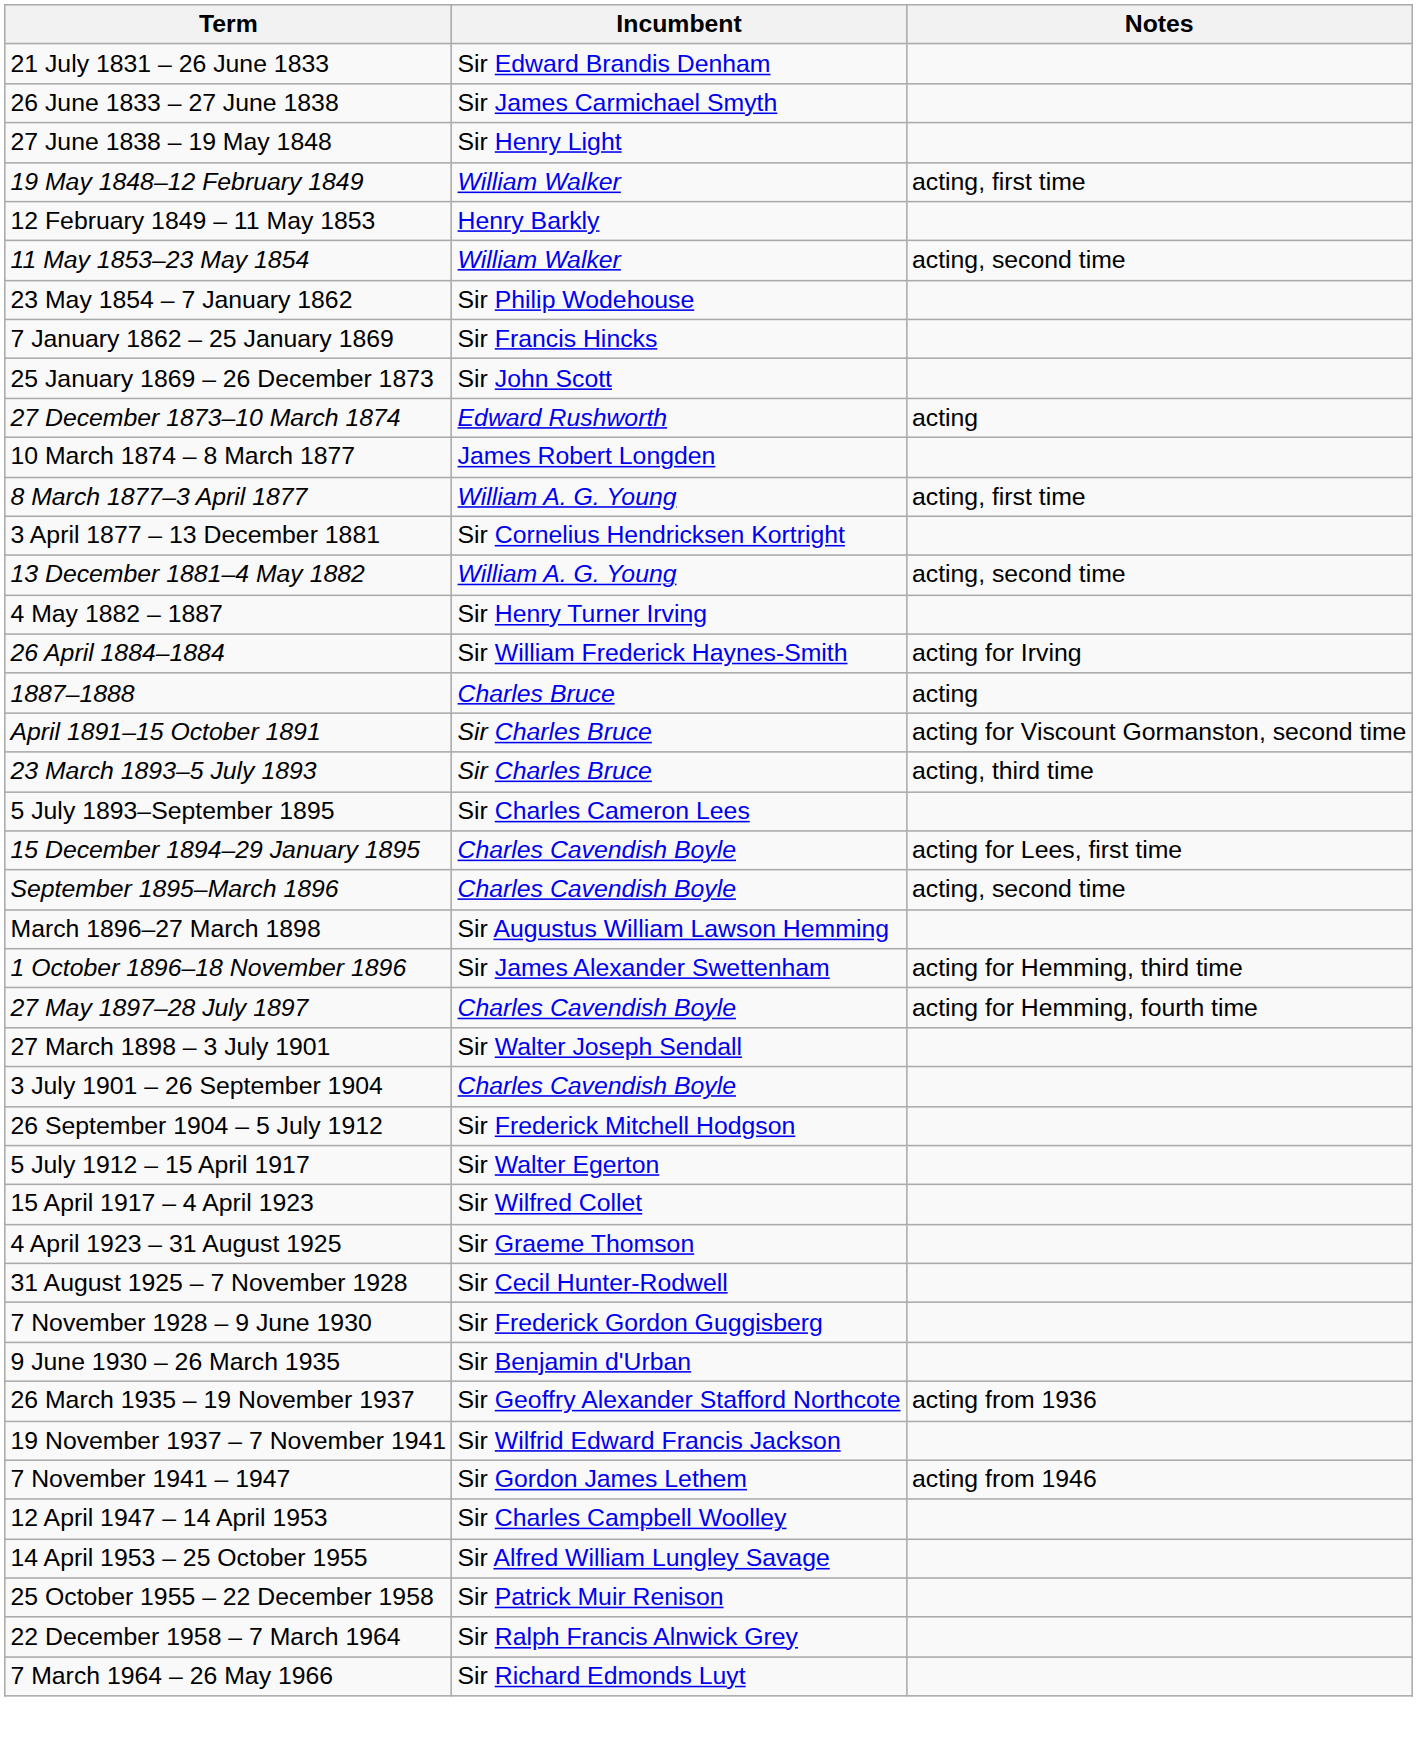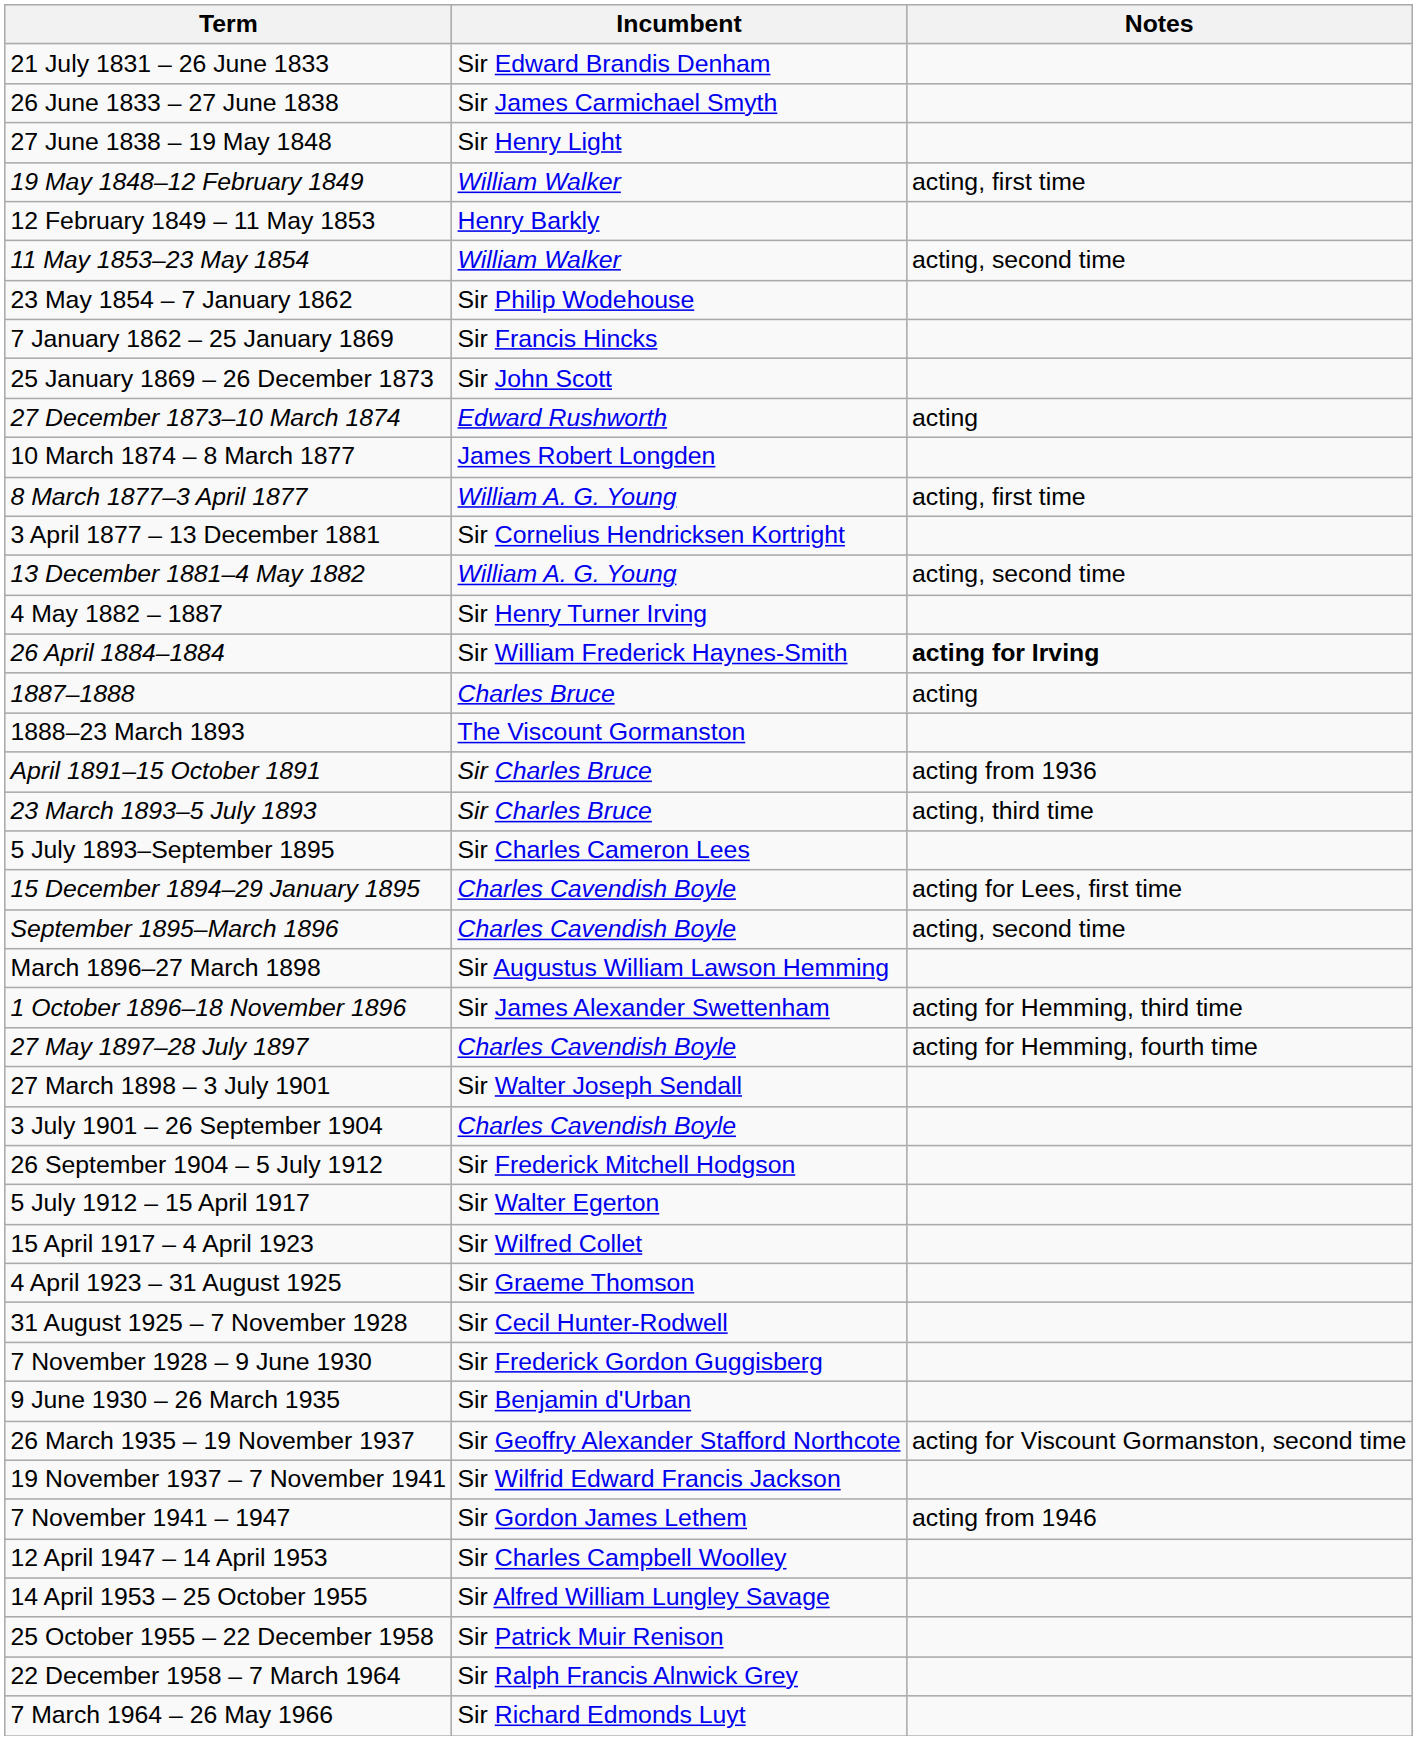(997, 653) normal -> (1006, 653) bold
+ row: (128, 732)
(1159, 732) acting for Viscount Gormanston, second time -> (1004, 771) acting from 1936
(1004, 1400) acting from 1936 -> (1159, 1440) acting for Viscount Gormanston, second time
